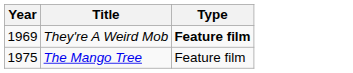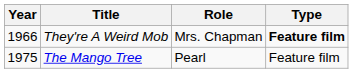+ column: (218, 15)
(22, 36) 1969 -> (22, 36) 1966
